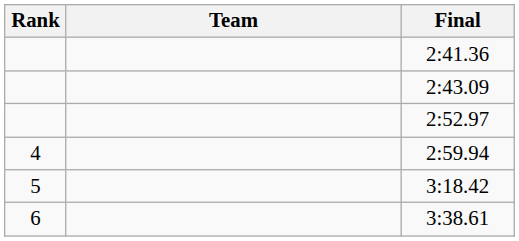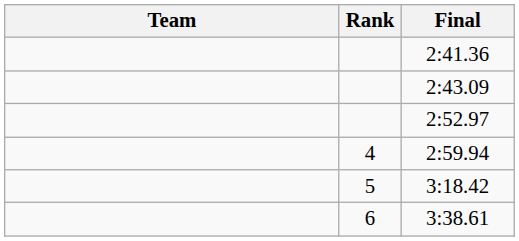columns swapped: (35, 20) <-> (234, 20)
